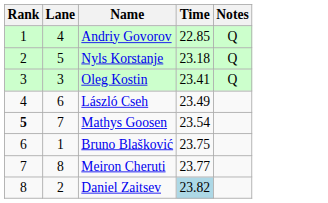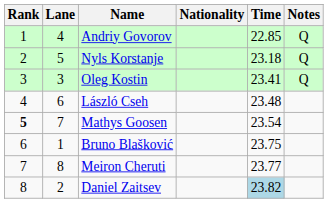+ column: (212, 15)
(195, 101) 23.49 -> (266, 101) 23.48
